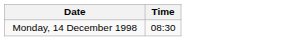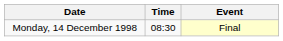+ column: (230, 12)
